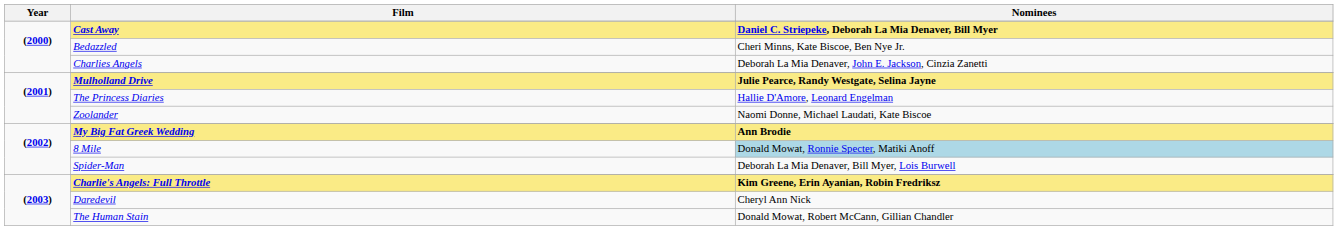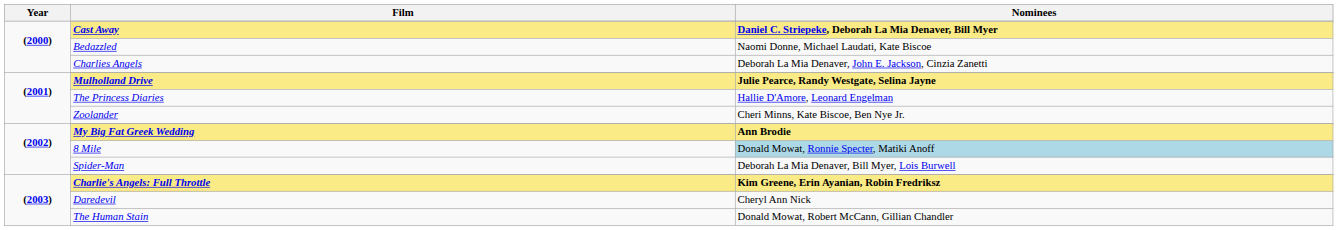(821, 47) Cheri Minns, Kate Biscoe, Ben Nye Jr. -> (834, 47) Naomi Donne, Michael Laudati, Kate Biscoe
(834, 115) Naomi Donne, Michael Laudati, Kate Biscoe -> (821, 115) Cheri Minns, Kate Biscoe, Ben Nye Jr.
